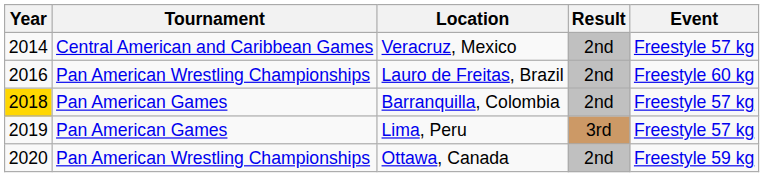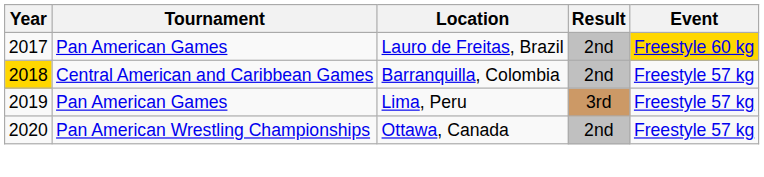- row: (449, 47)
(28, 75) 2016 -> (28, 47) 2017
(213, 75) Pan American Wrestling Championships -> (142, 47) Pan American Games
(694, 75) no background -> (694, 47) gold background
(142, 102) Pan American Games -> (215, 75) Central American and Caribbean Games
(694, 158) Freestyle 59 kg -> (694, 130) Freestyle 57 kg
